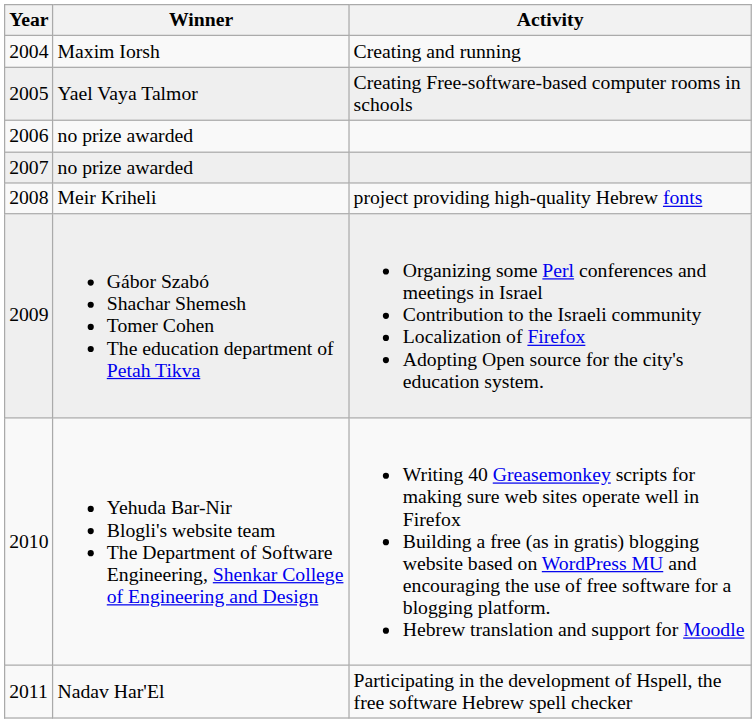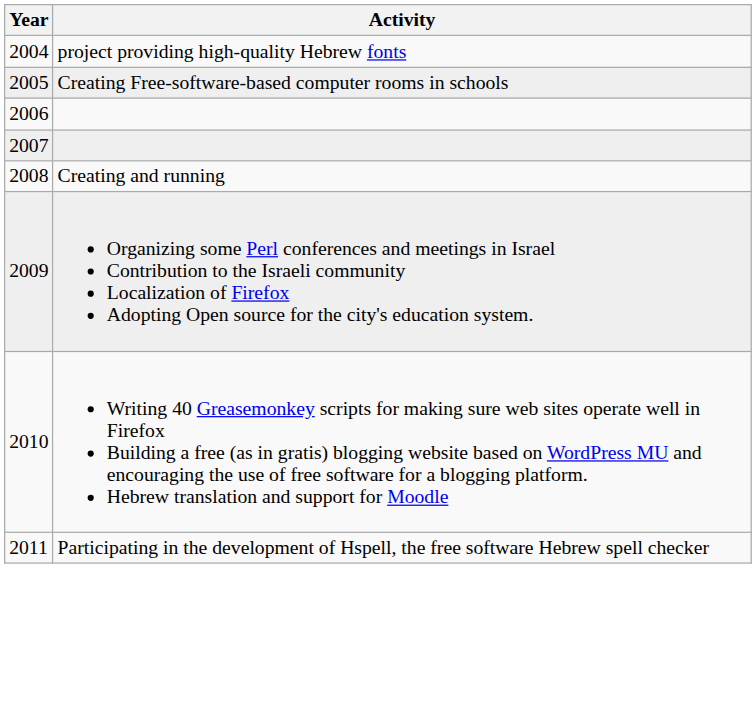- column: (201, 20)
(437, 51) Creating and running -> (232, 51) project providing high-quality Hebrew fonts
(528, 198) project providing high-quality Hebrew fonts -> (141, 176) Creating and running
